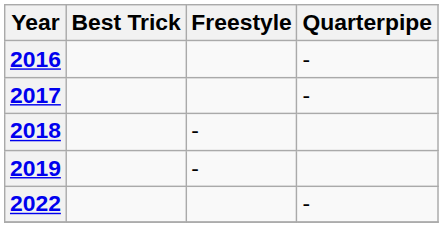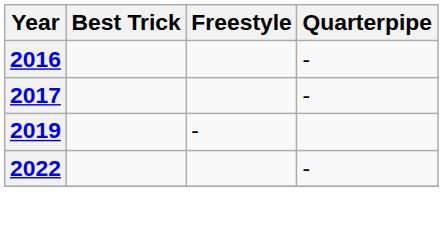- row: (35, 131)
